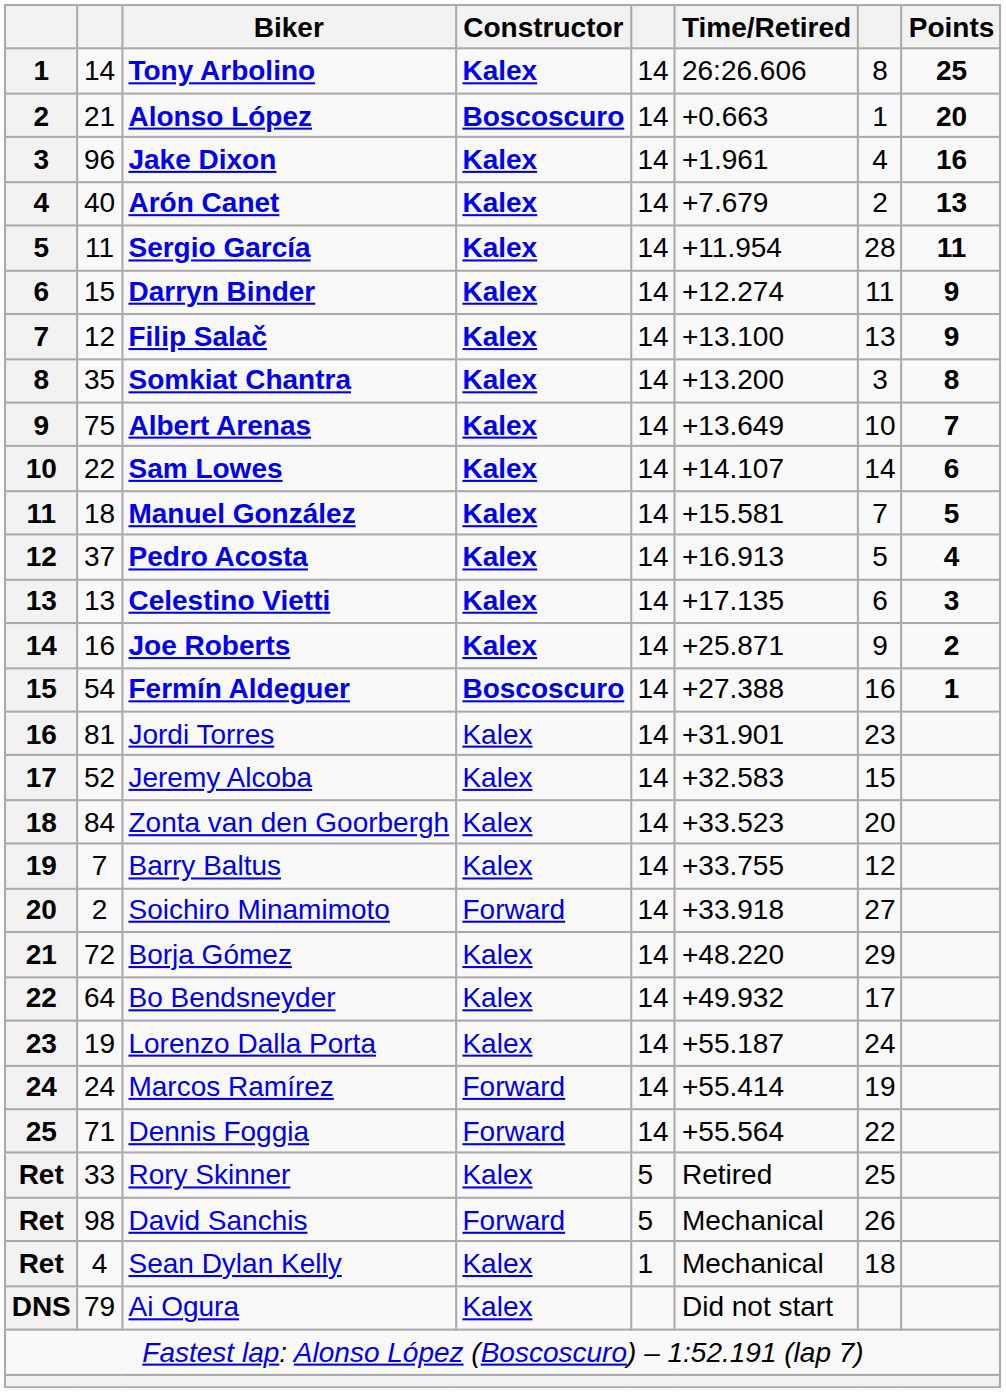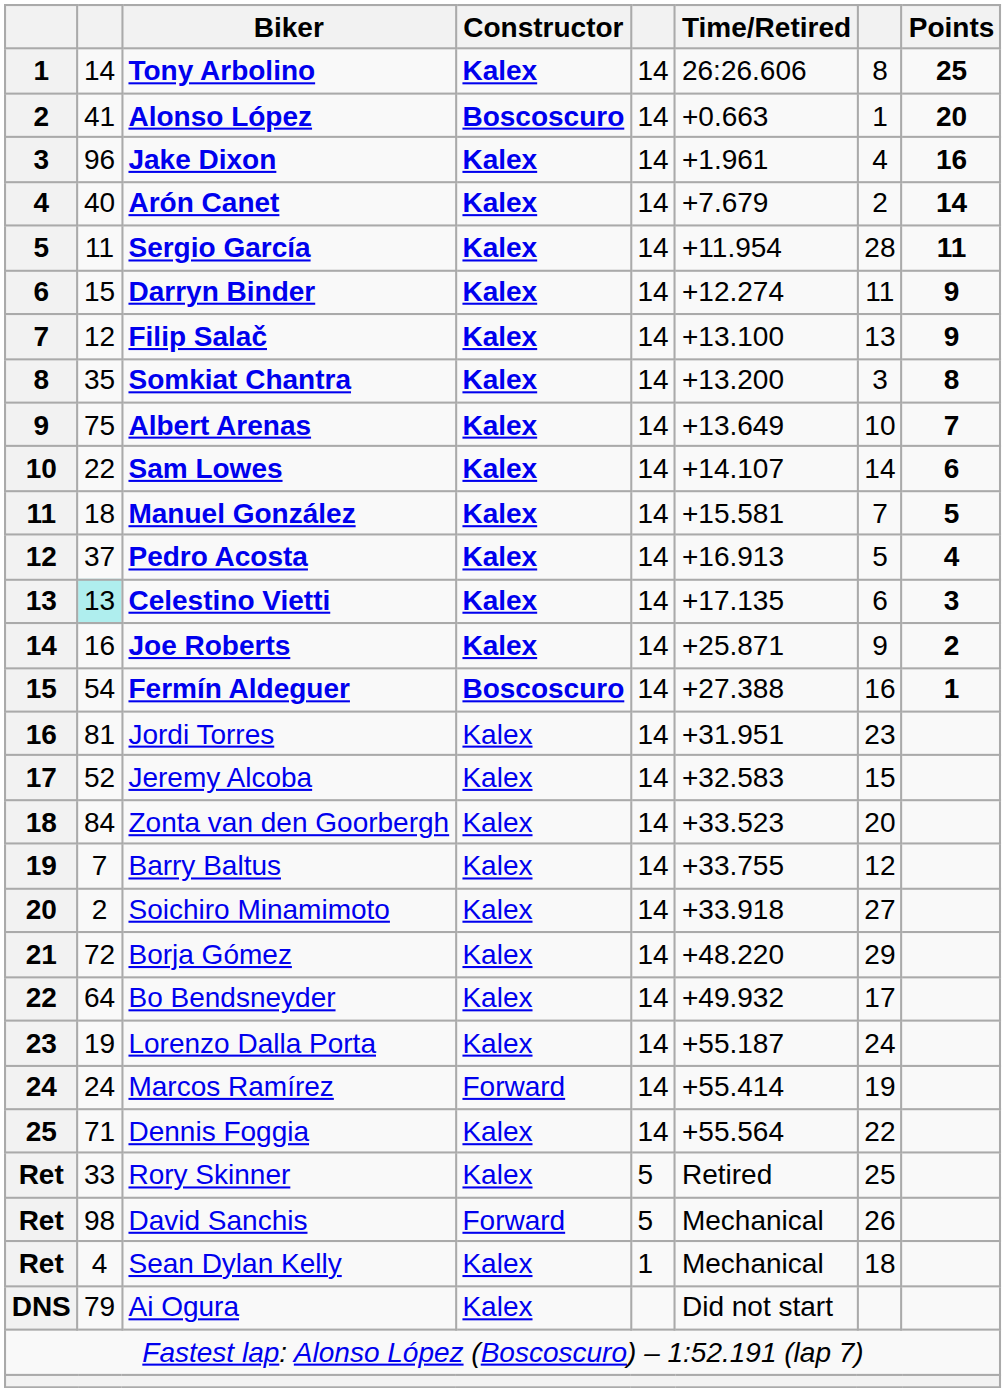(100, 115) 21 -> (100, 115) 41
(952, 203) 13 -> (952, 203) 14
(100, 601) no background -> (100, 601) paleturquoise background
(733, 733) +31.901 -> (733, 733) +31.951
(514, 910) Forward -> (497, 910) Kalex
(514, 1131) Forward -> (497, 1131) Kalex
